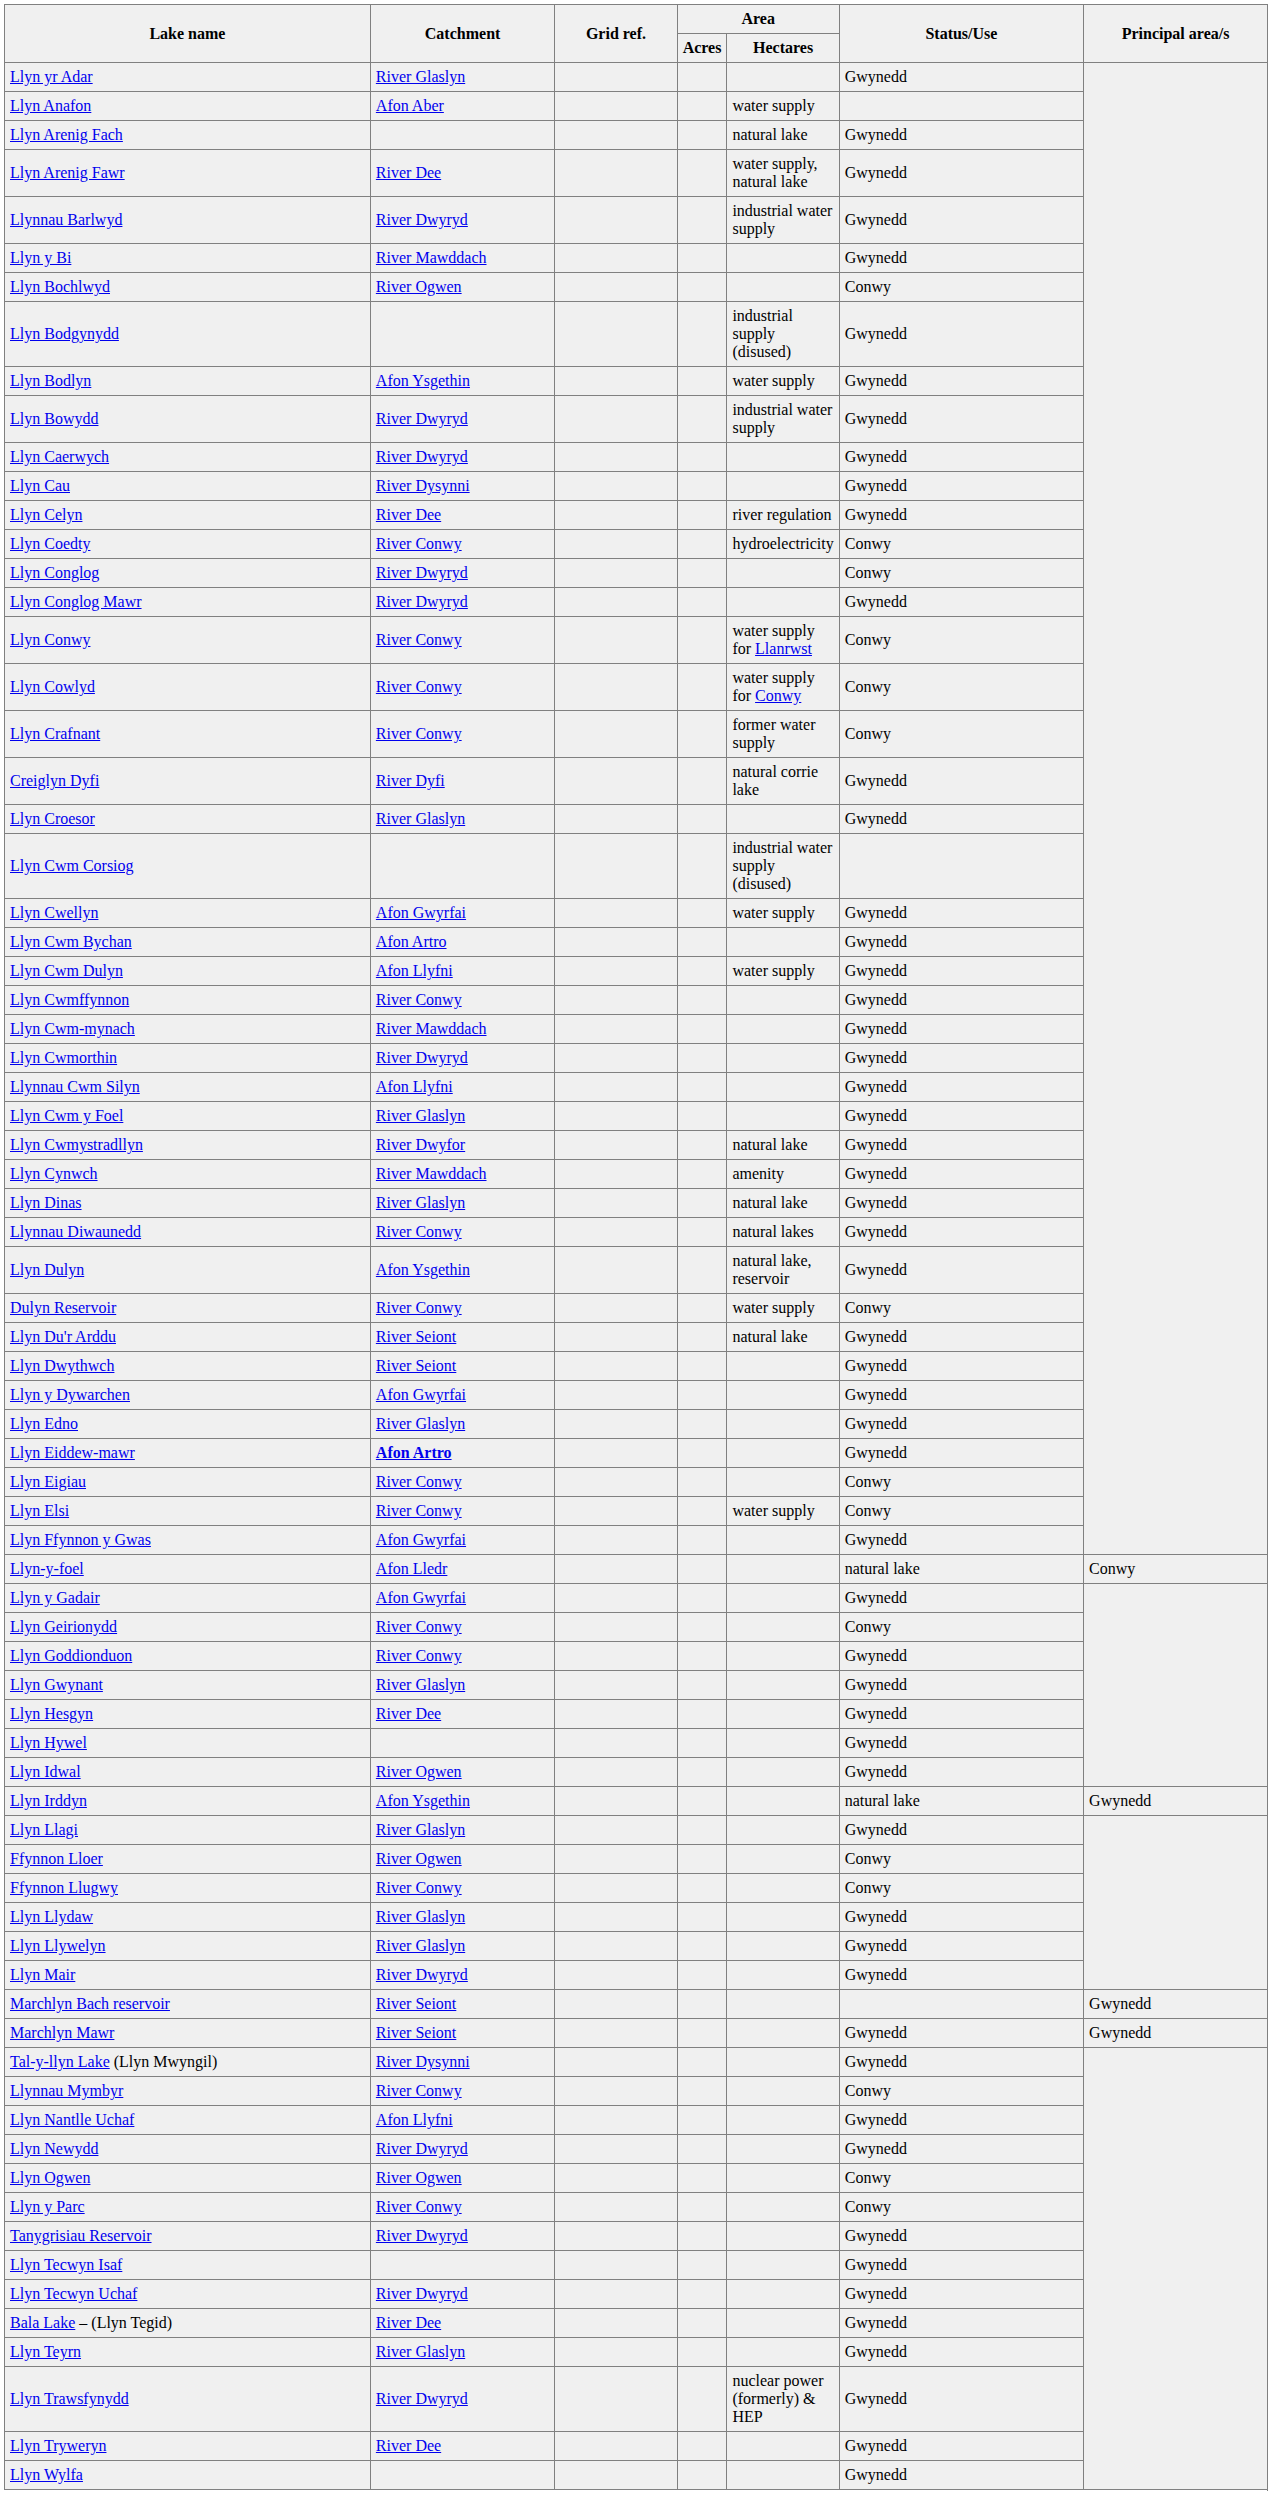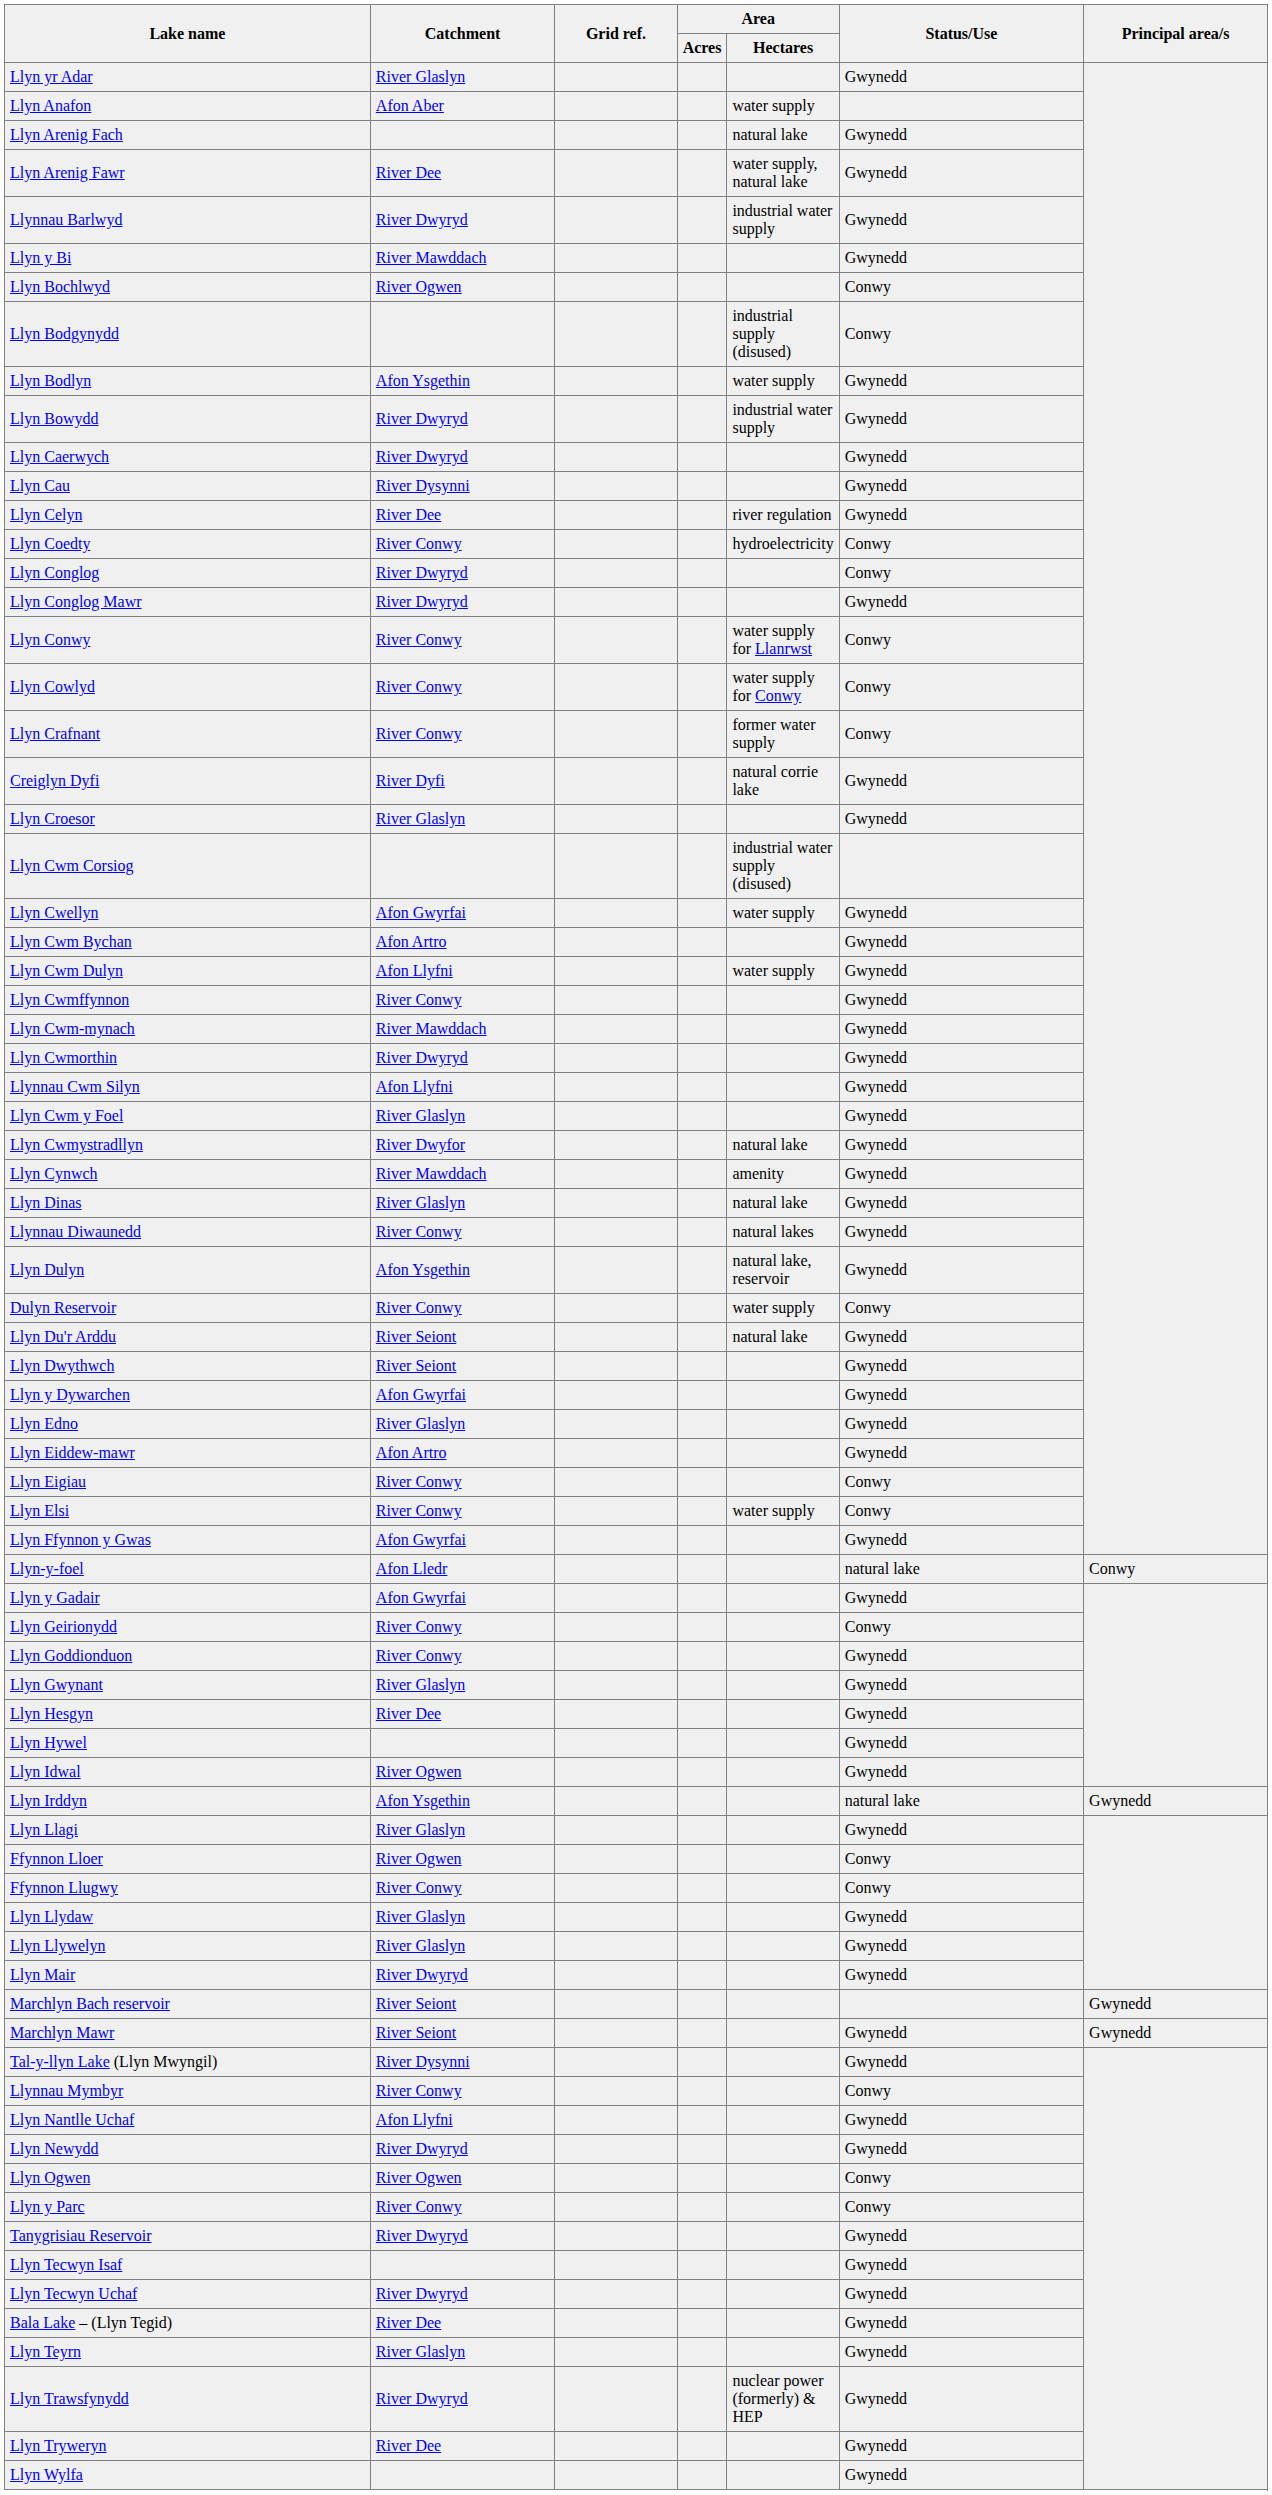(876, 334) Gwynedd -> (868, 334) Conwy
(414, 1452) bold -> (411, 1452) normal
